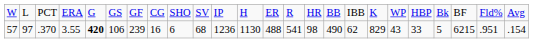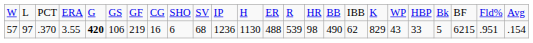(137, 29) 239 -> (137, 29) 219
(294, 29) 541 -> (294, 29) 539
